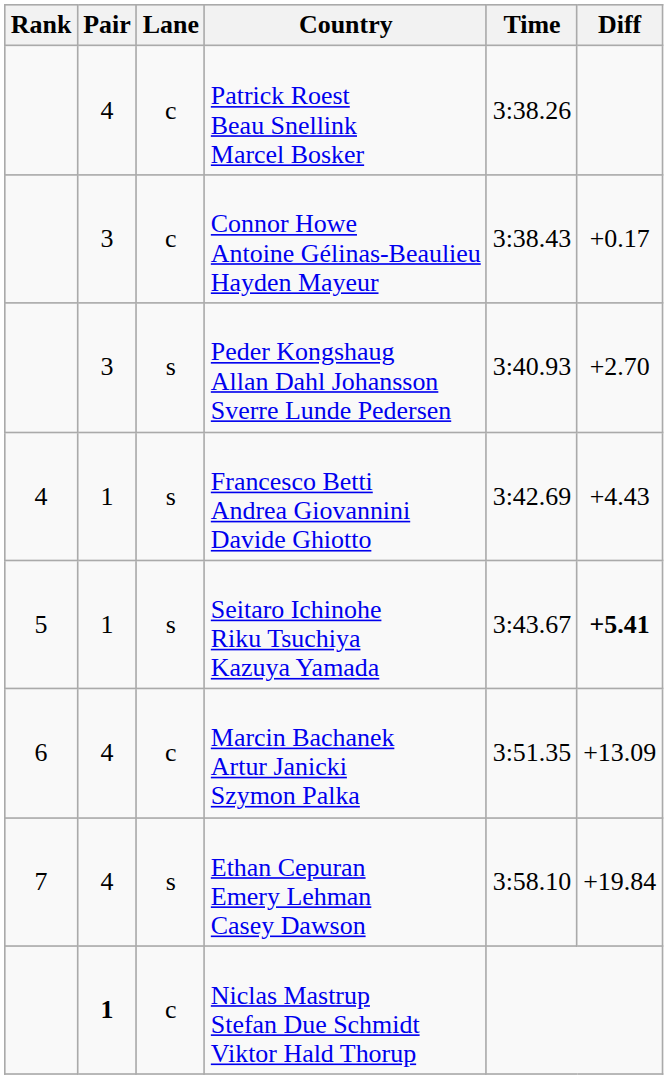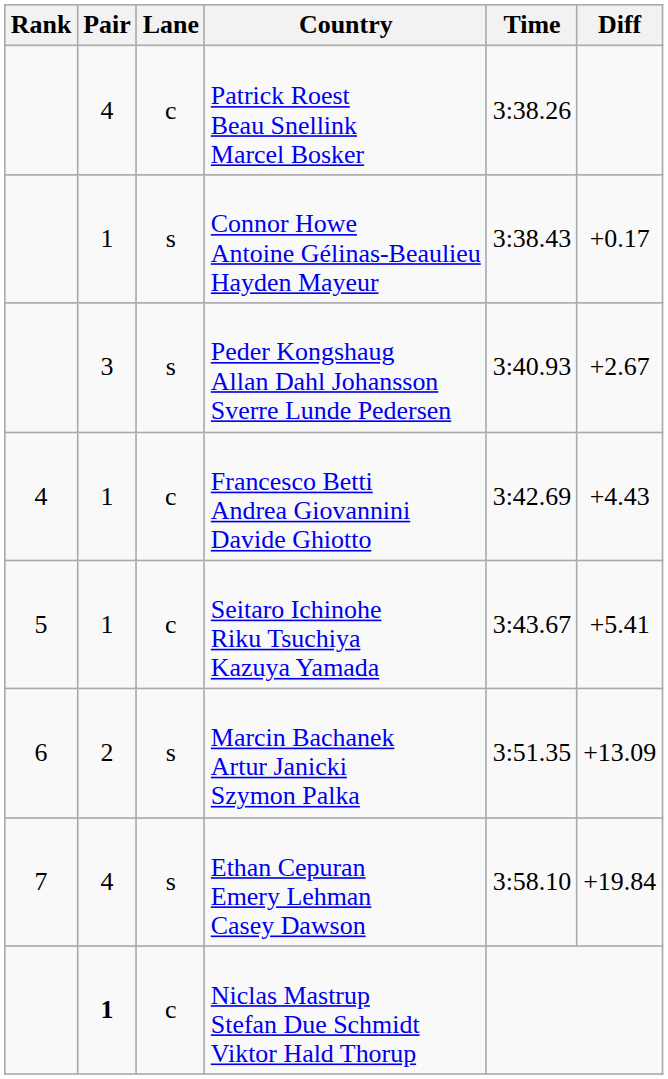(107, 238) 3 -> (107, 238) 1
(171, 238) c -> (171, 238) s
(620, 367) +2.70 -> (620, 367) +2.67
(171, 495) s -> (171, 495) c
(171, 624) s -> (171, 624) c
(620, 624) bold -> (620, 624) normal
(107, 752) 4 -> (107, 752) 2
(171, 752) c -> (171, 752) s
